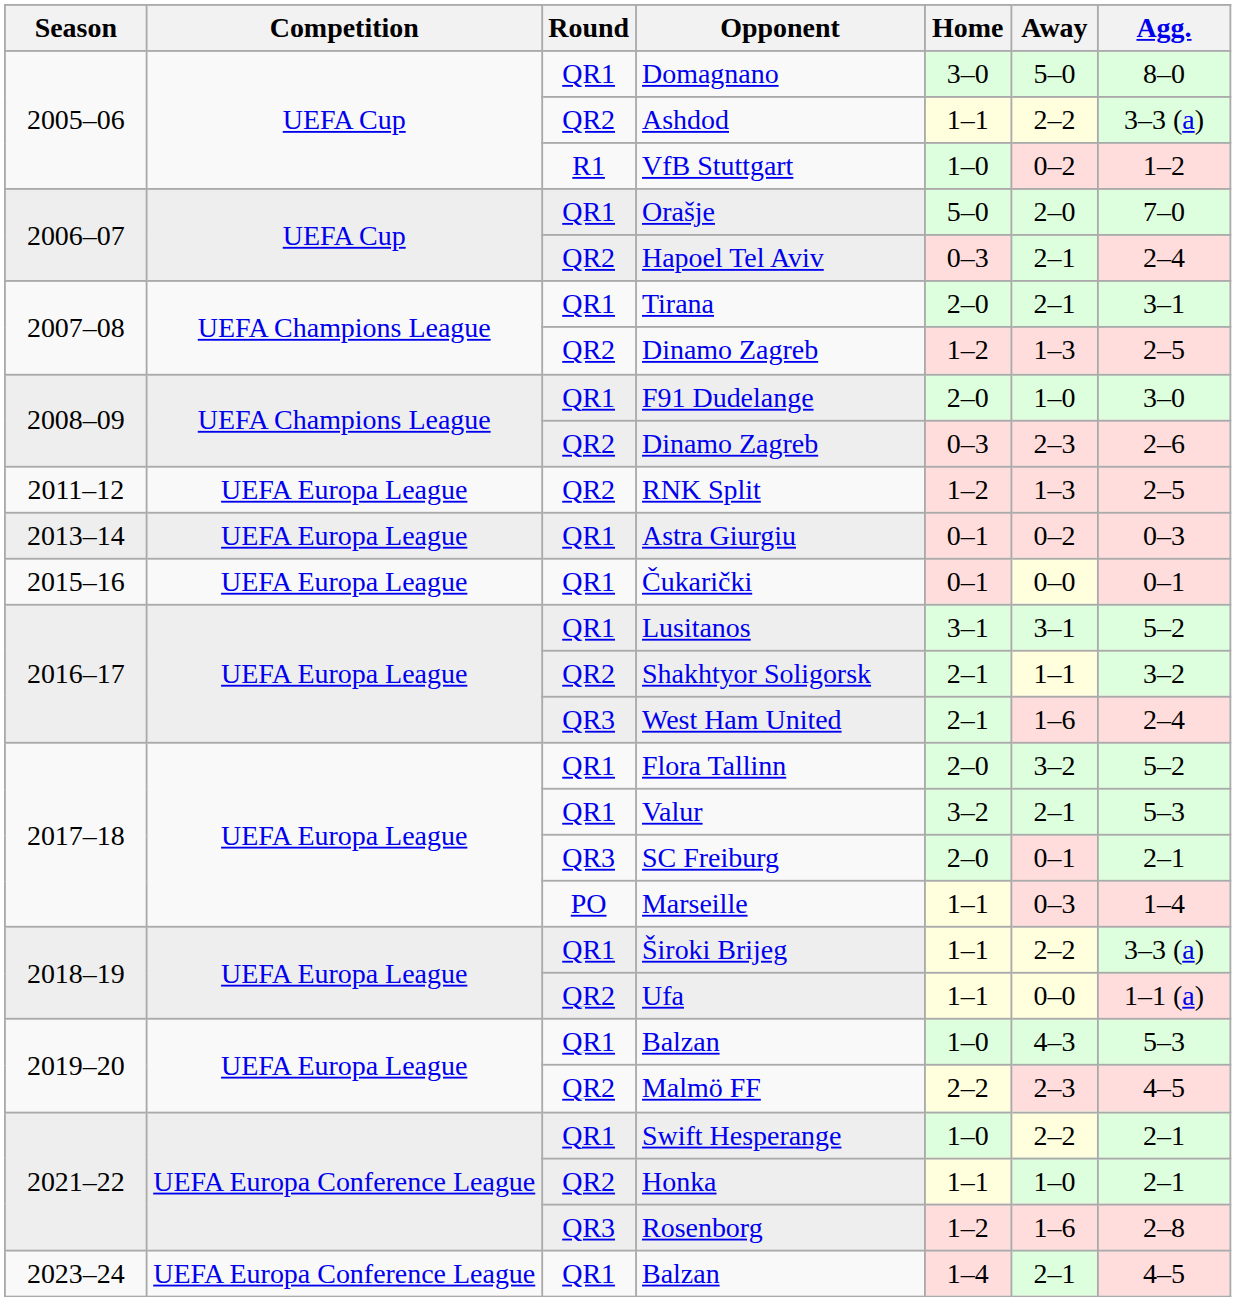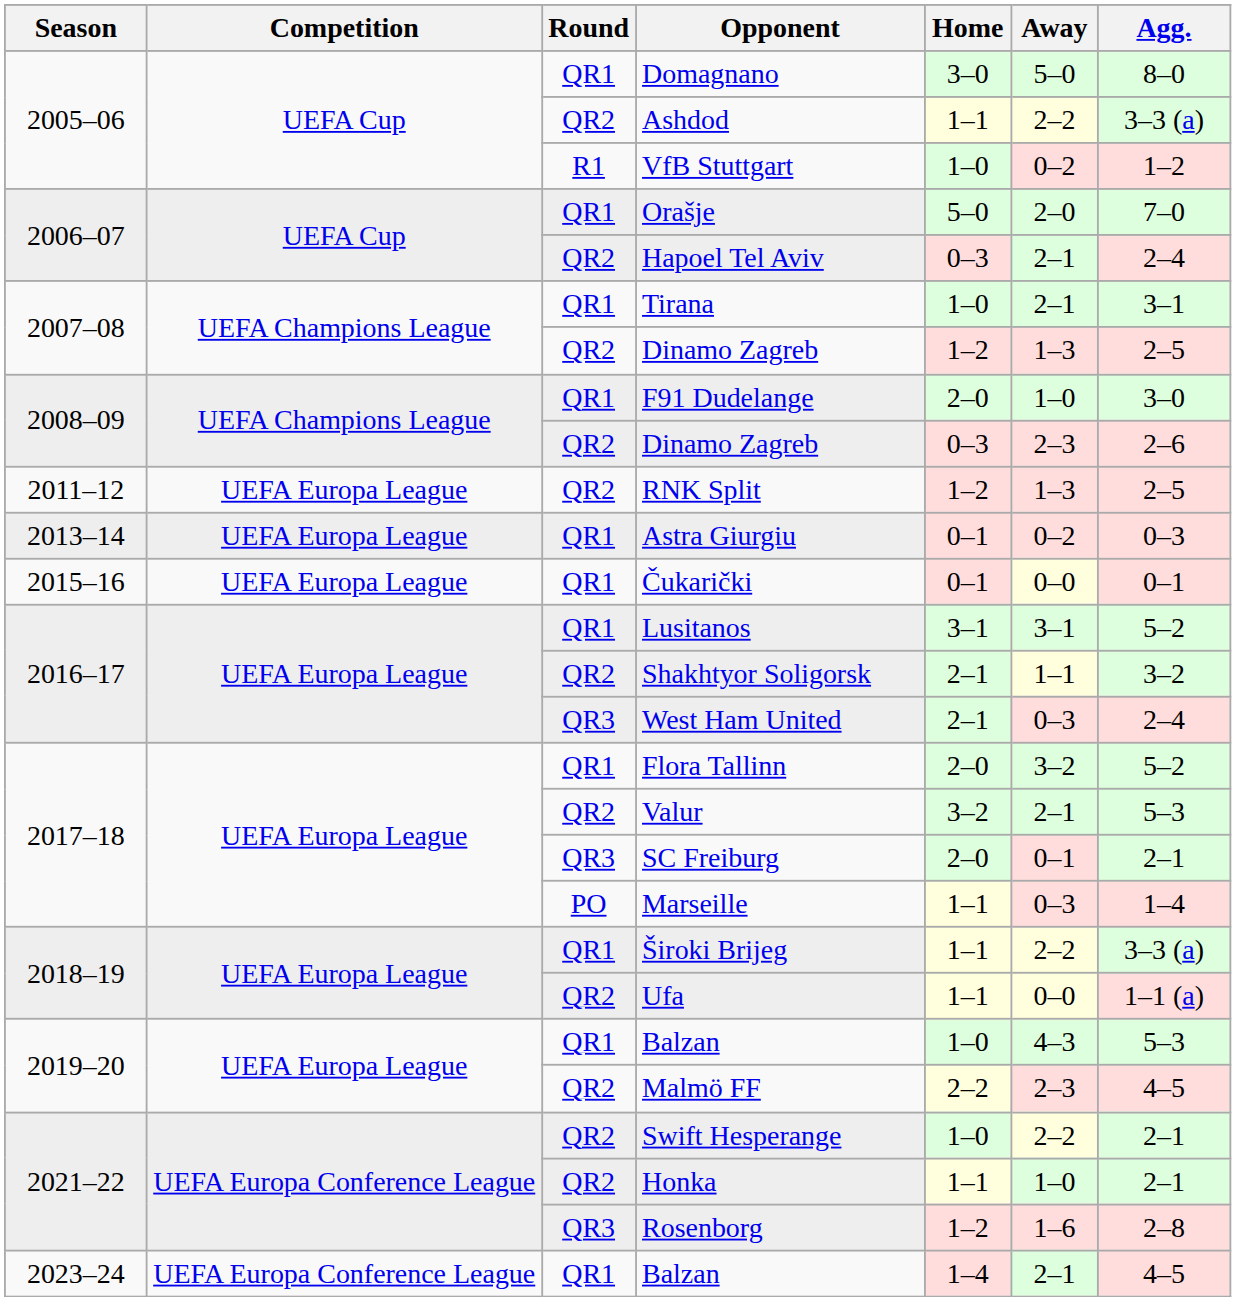(968, 304) 2–0 -> (968, 304) 1–0
(1054, 719) 1–6 -> (1054, 719) 0–3
(589, 811) QR1 -> (589, 811) QR2
(589, 1134) QR1 -> (589, 1134) QR2
